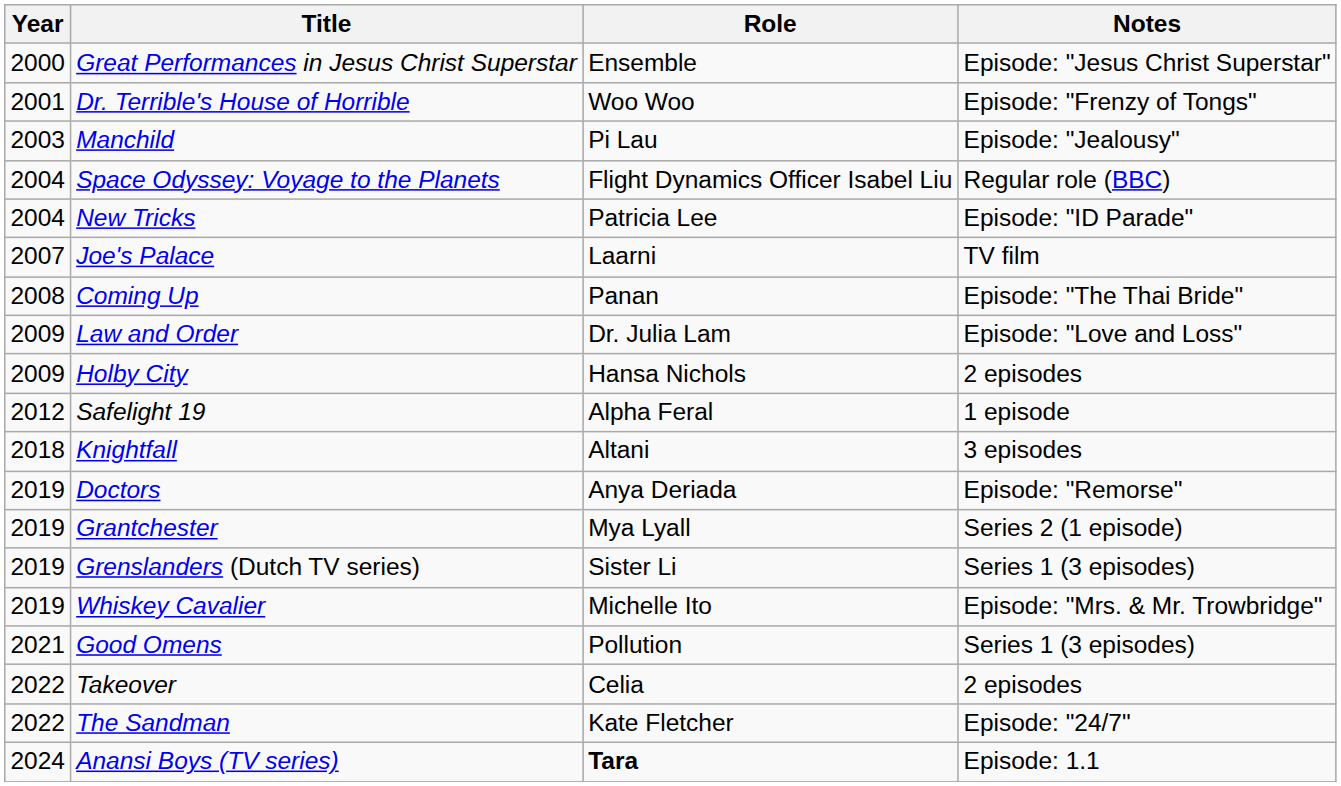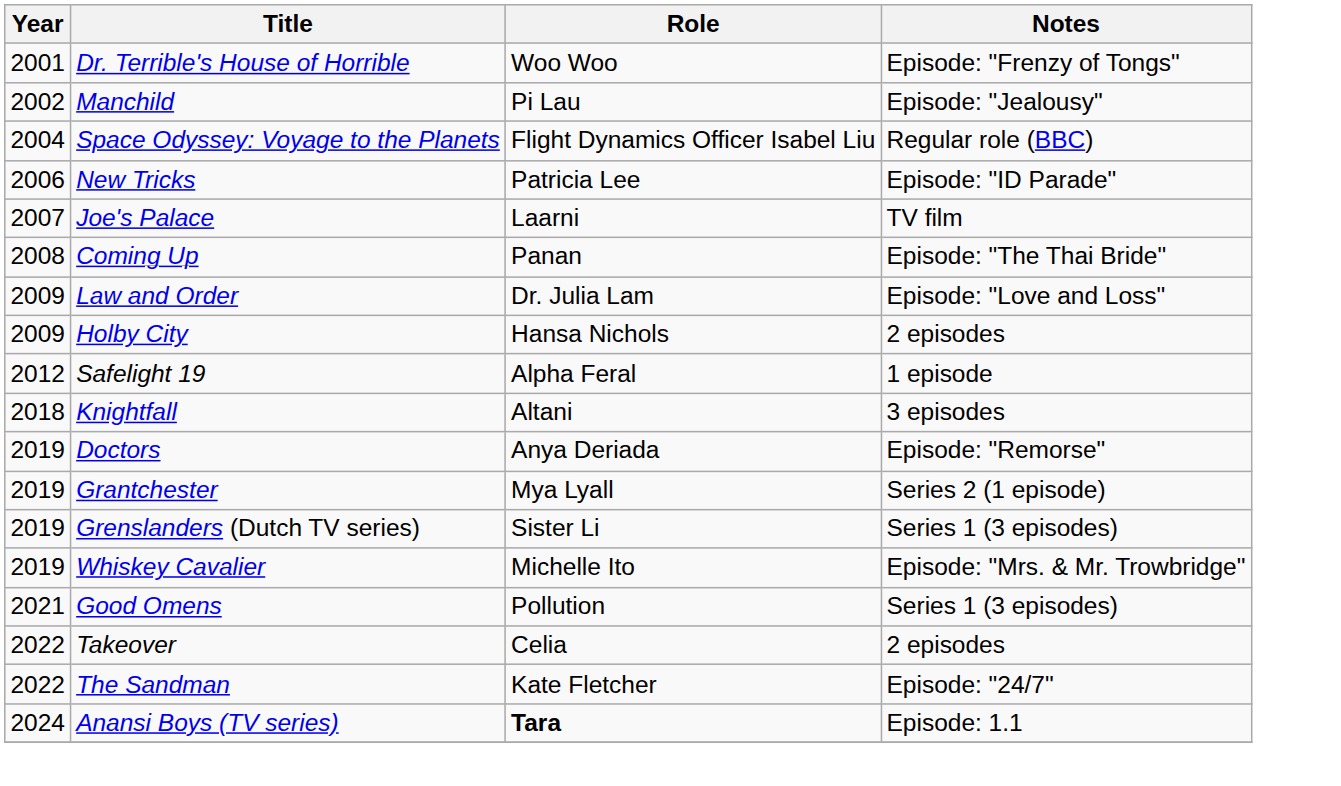- row: (326, 62)
(38, 140) 2003 -> (38, 101) 2002
(38, 218) 2004 -> (38, 179) 2006
